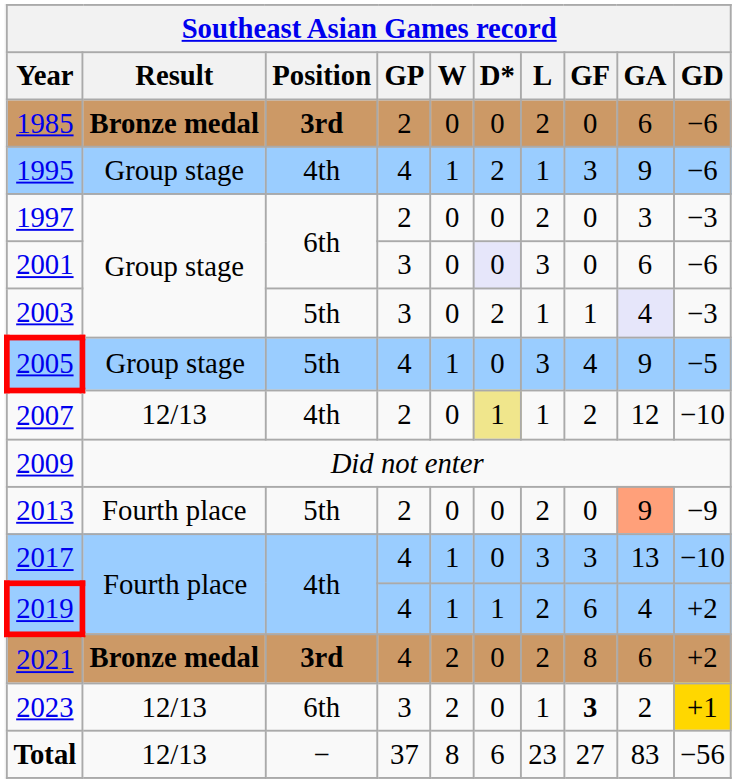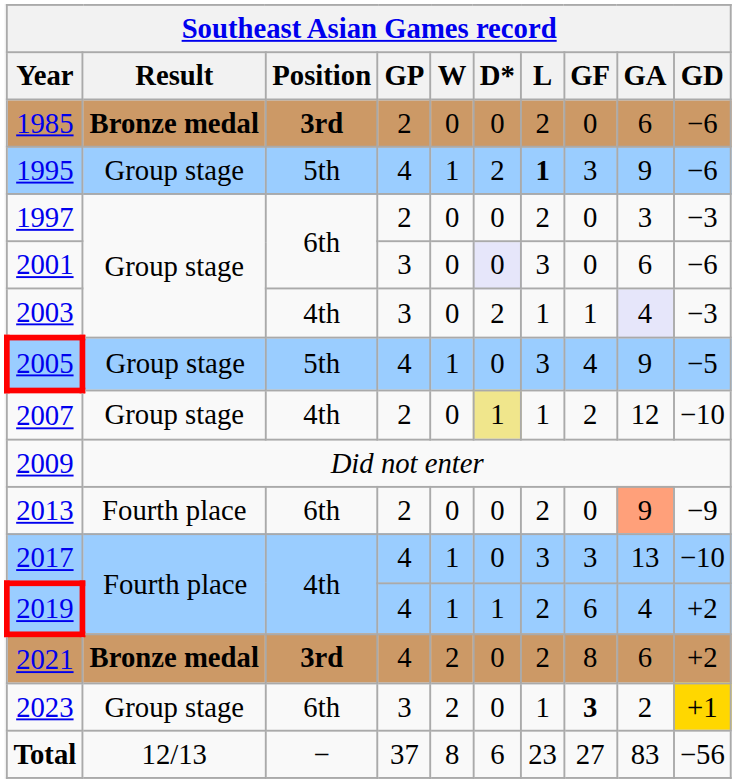(322, 170) 4th -> (322, 170) 5th
(543, 170) normal -> (543, 170) bold
(322, 313) 5th -> (322, 313) 4th
(174, 413) 12/13 -> (174, 413) Group stage
(322, 509) 5th -> (322, 509) 6th
(174, 706) 12/13 -> (174, 706) Group stage
